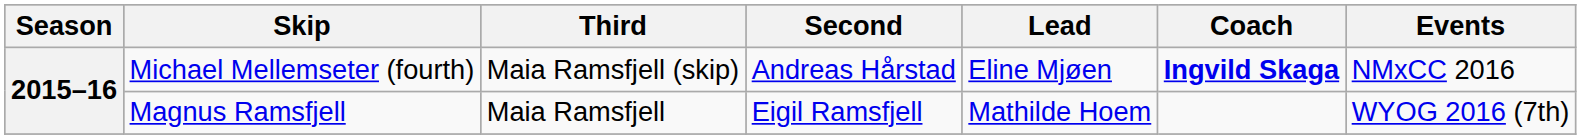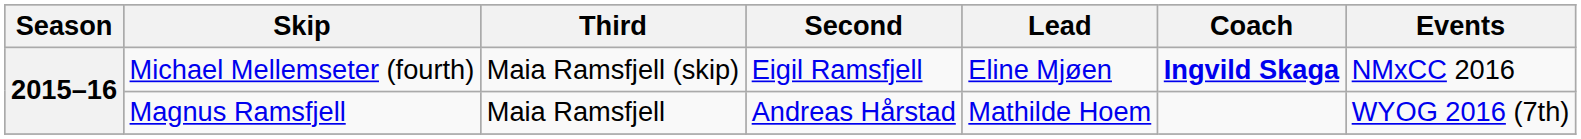(854, 69) Andreas Hårstad -> (837, 69) Eigil Ramsfjell
(837, 112) Eigil Ramsfjell -> (854, 112) Andreas Hårstad
